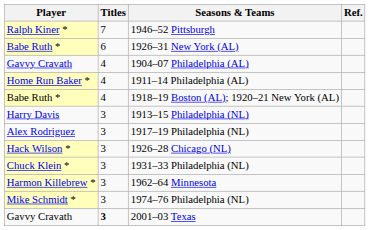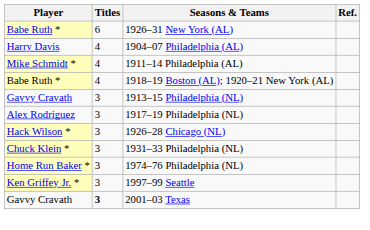- row: (173, 30)
(39, 64) Gavvy Cravath -> (33, 47) Harry Davis
(48, 81) Home Run Baker * -> (41, 64) Mike Schmidt *
(33, 115) Harry Davis -> (39, 98) Gavvy Cravath
- row: (174, 183)
(41, 200) Mike Schmidt * -> (48, 166) Home Run Baker *
+ row: (160, 183)
